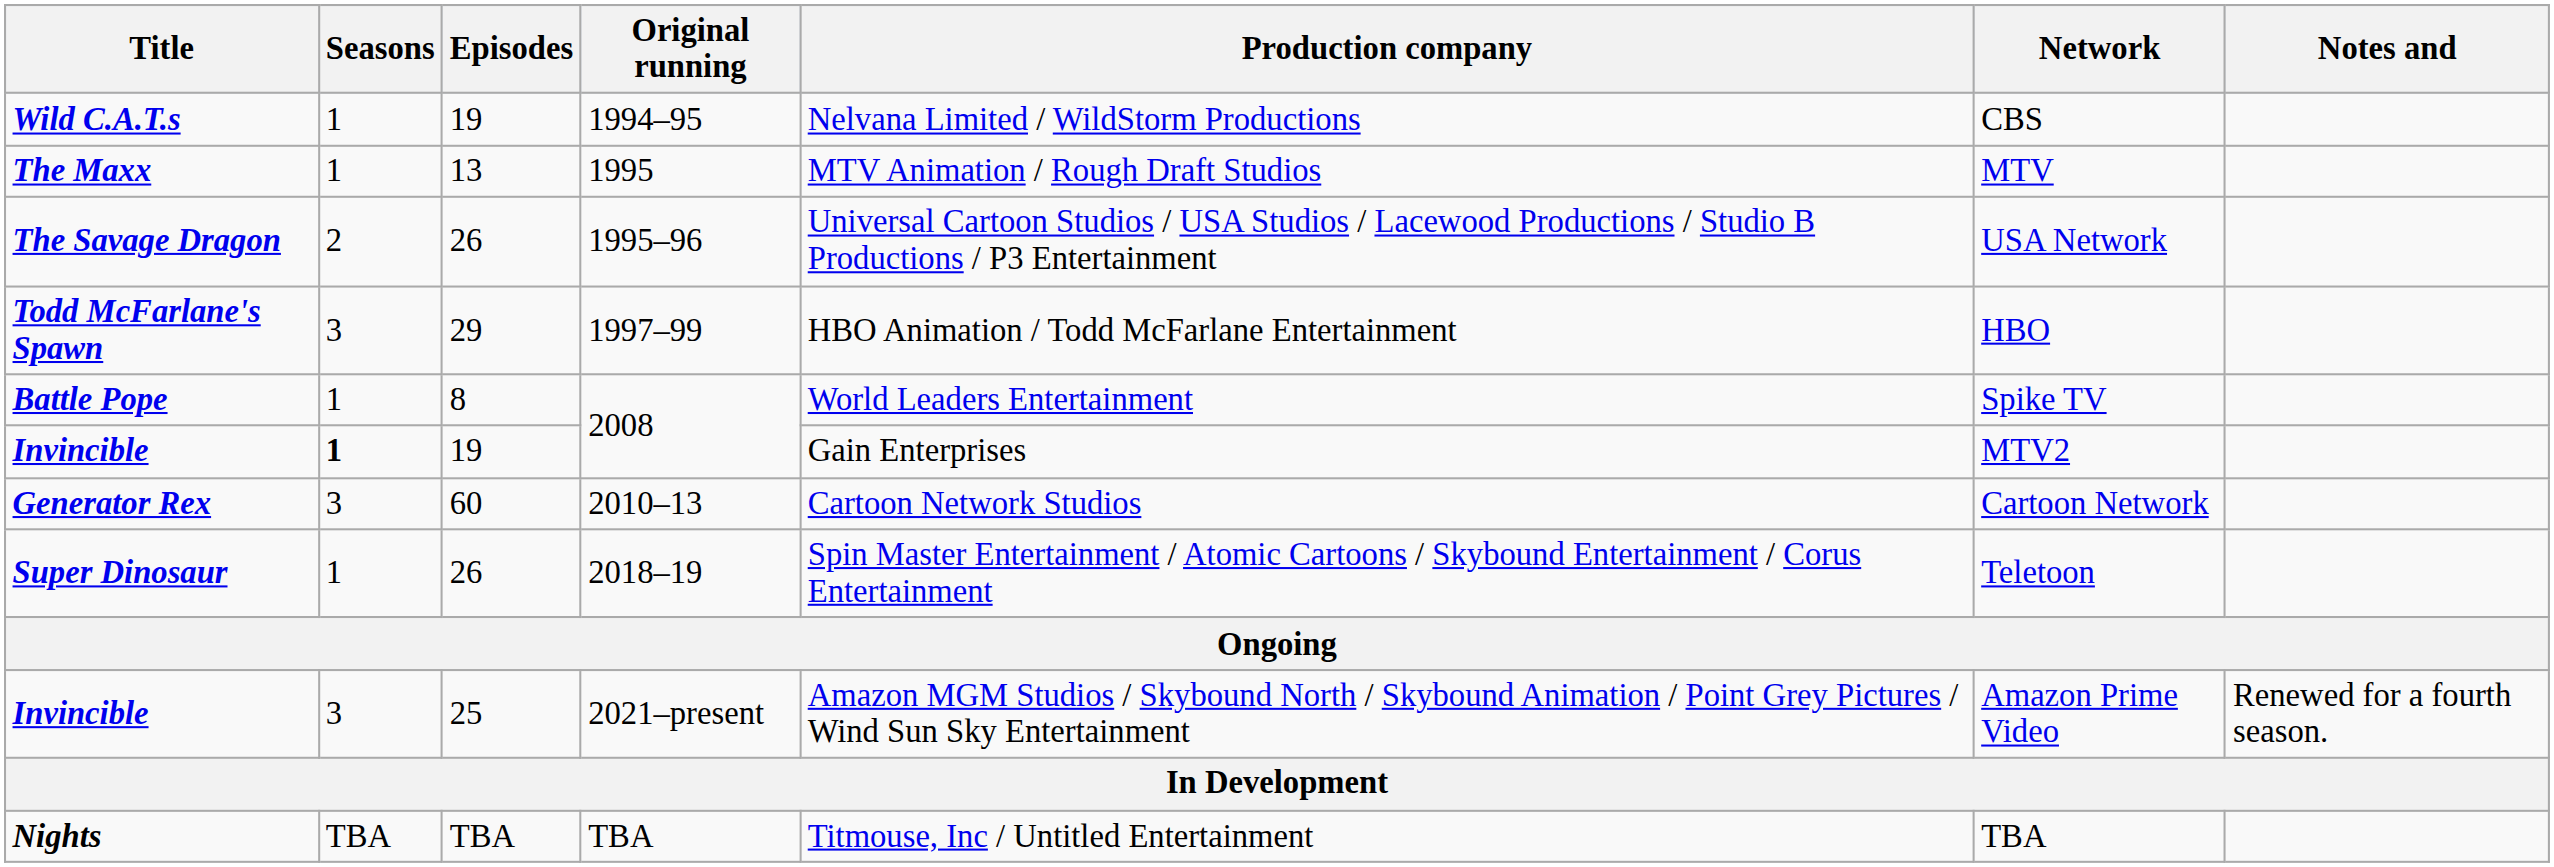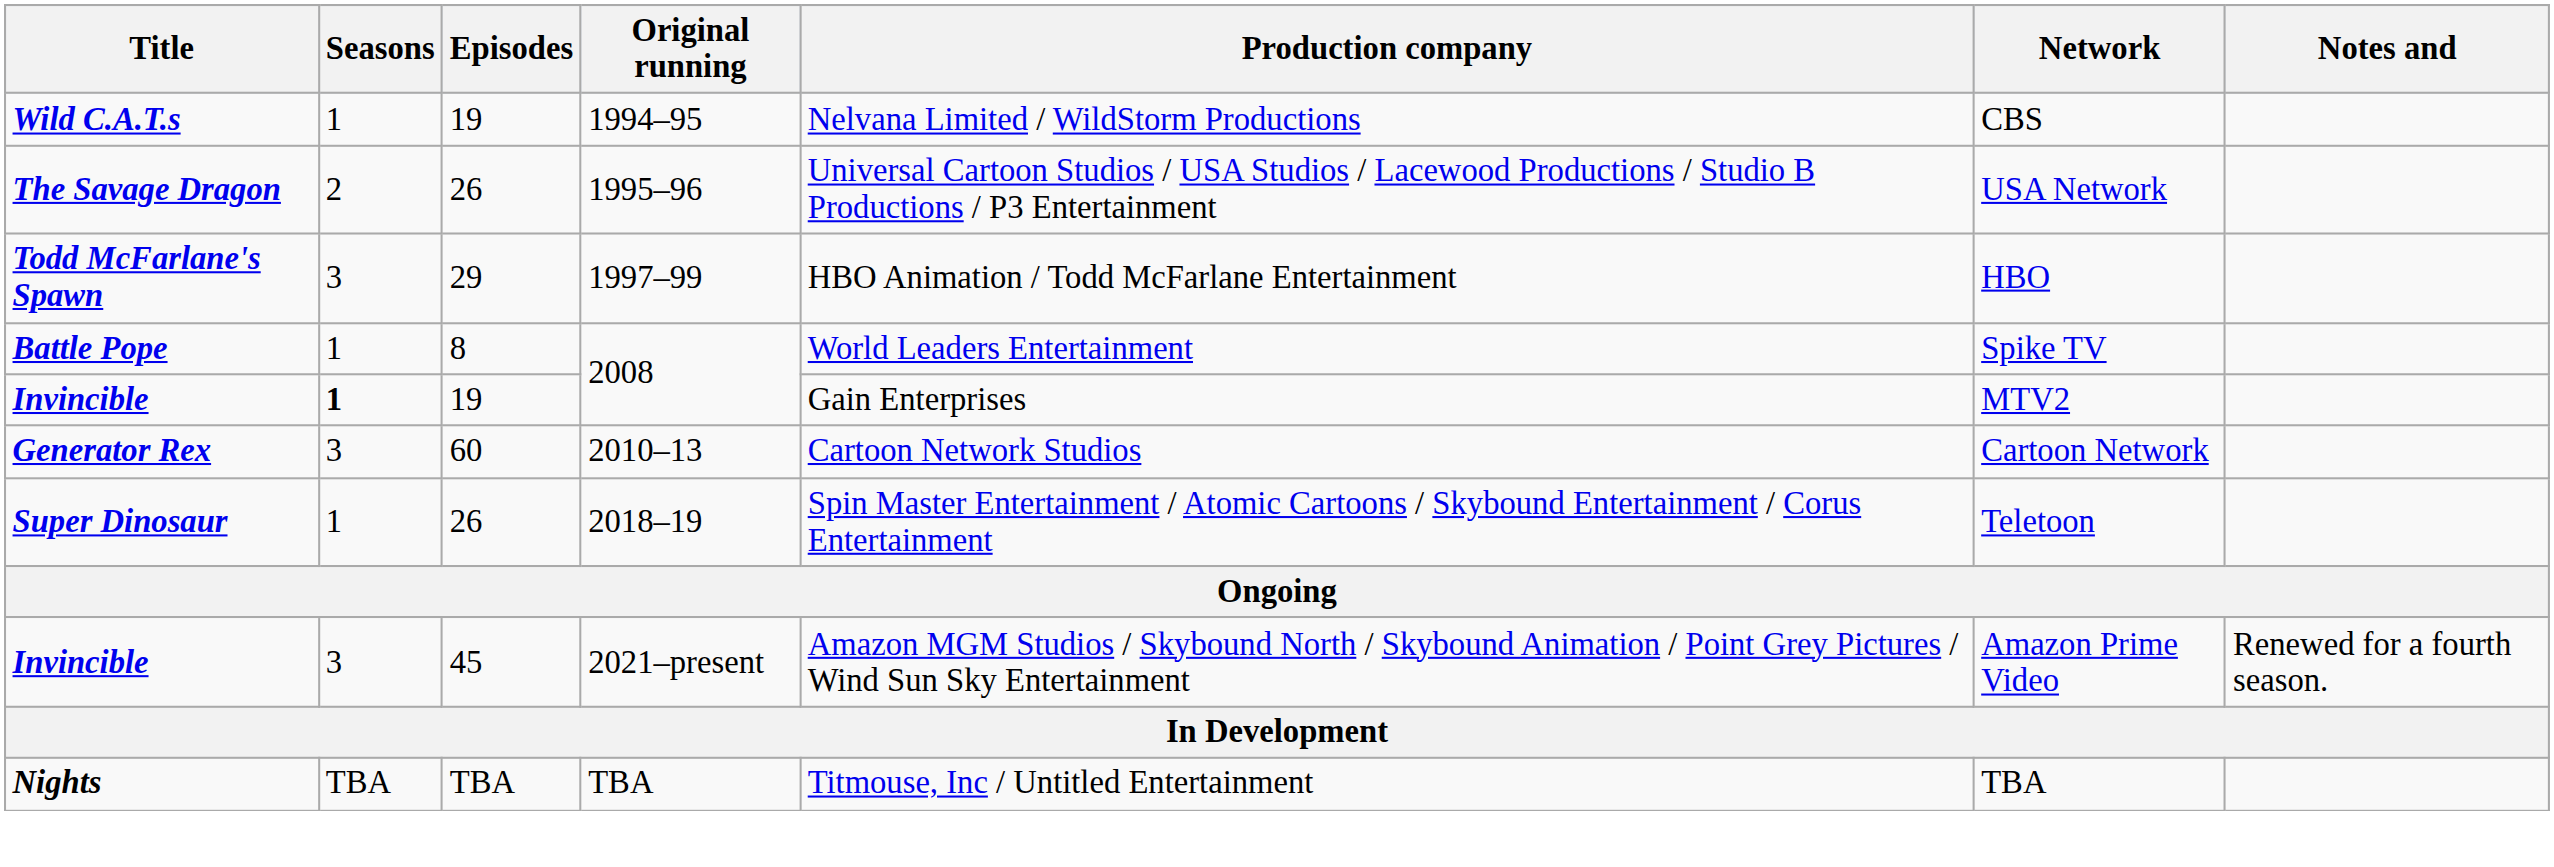- row: (82, 170)
(466, 713) 25 -> (466, 661) 45
